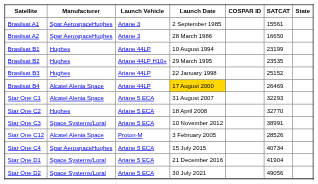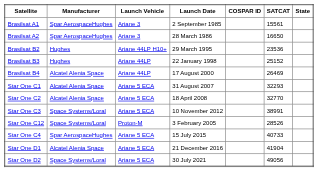- row: (24, 48)
(275, 60) 23535 -> (275, 48) 23536
(193, 85) gold background -> (193, 73) no background
(60, 110) Hughes -> (77, 98) Alcatel Alenia Space
(77, 135) Alcatel Alenia Space -> (78, 122) Space Systems/Loral
(275, 147) 40734 -> (275, 135) 40733
(78, 160) Space Systems/Loral -> (77, 147) Alcatel Alenia Space
